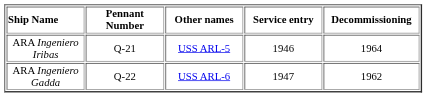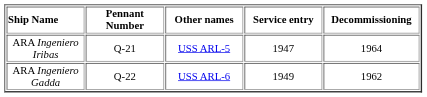(283, 48) 1946 -> (283, 48) 1947
(283, 76) 1947 -> (283, 76) 1949
